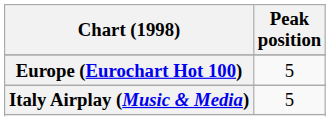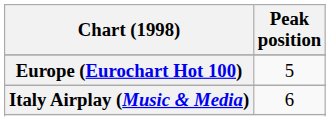(290, 99) 5 -> (290, 99) 6
